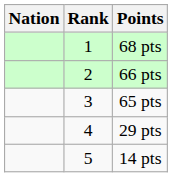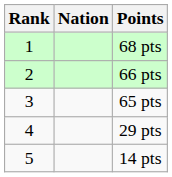columns swapped: (88, 18) <-> (34, 18)
